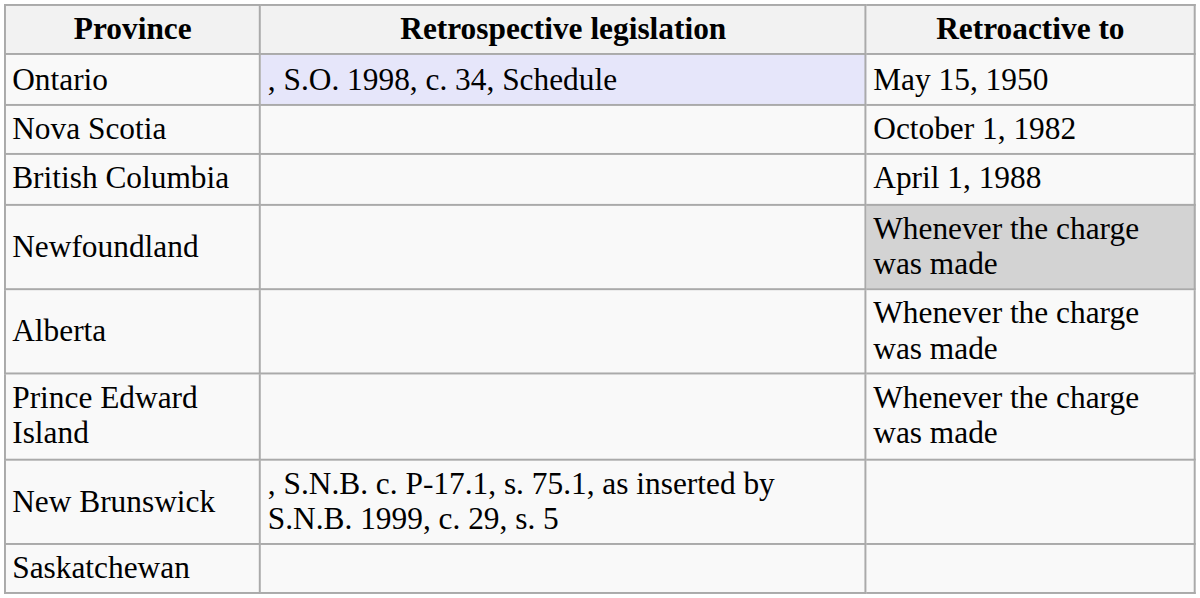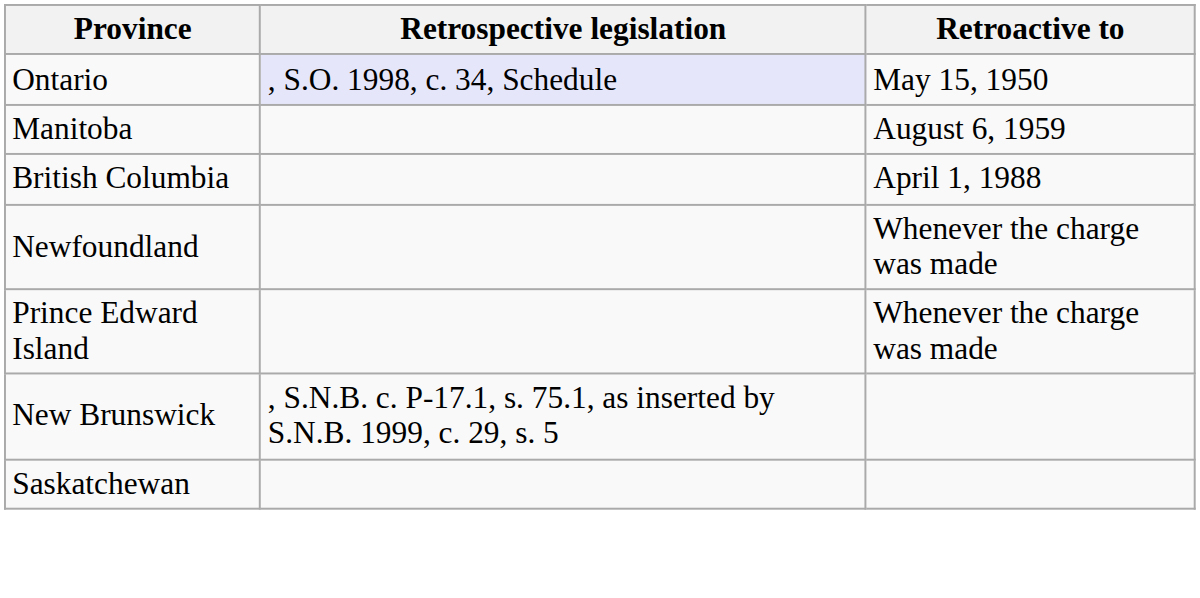+ row: (72, 128)
- row: (89, 128)
(1006, 245) lightgrey background -> (1006, 245) no background
- row: (59, 330)
